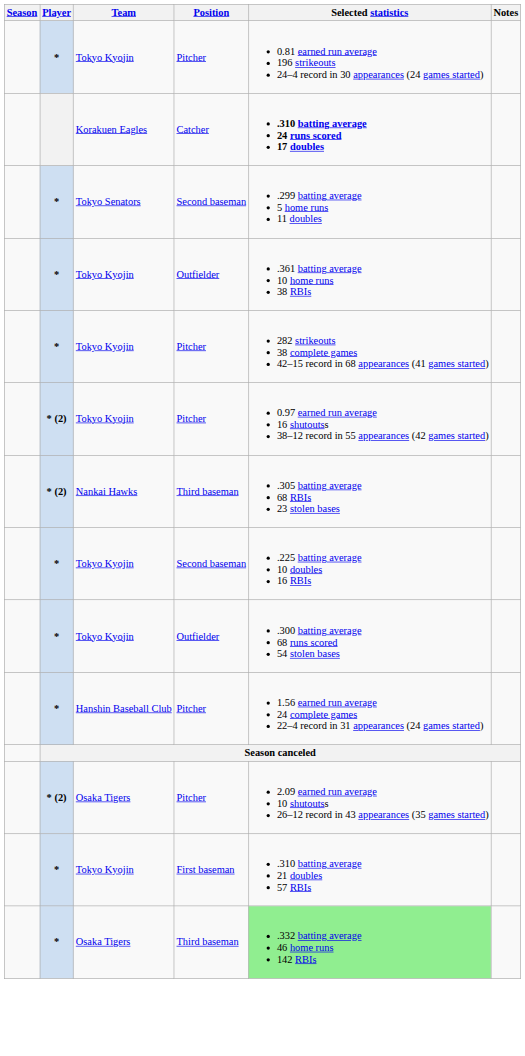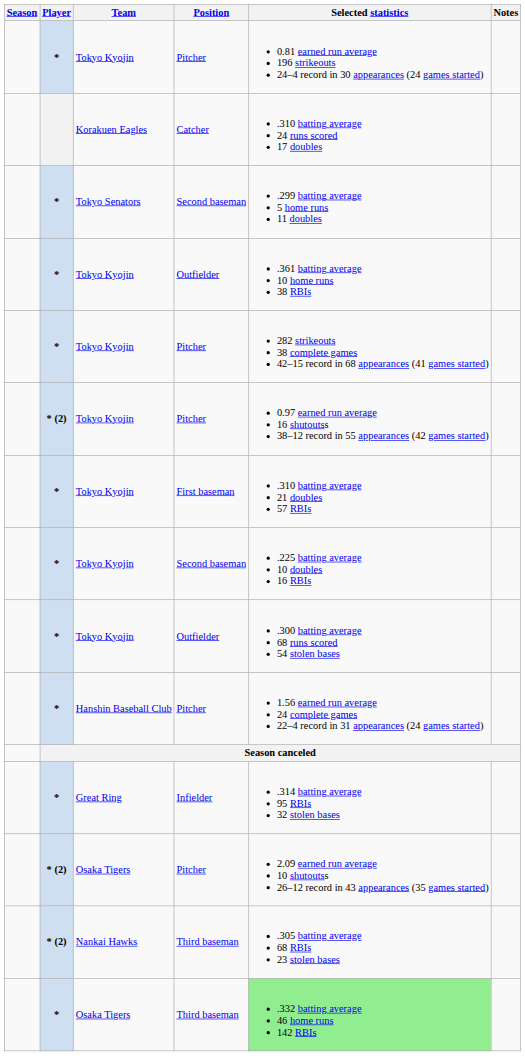(370, 135) bold -> (370, 135) normal
rows swapped: (105, 870) <-> (107, 491)
+ row: (99, 797)
